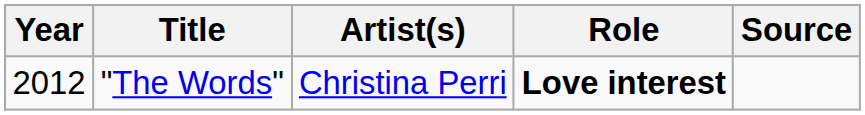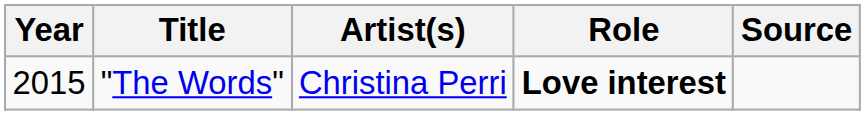(49, 82) 2012 -> (49, 82) 2015
